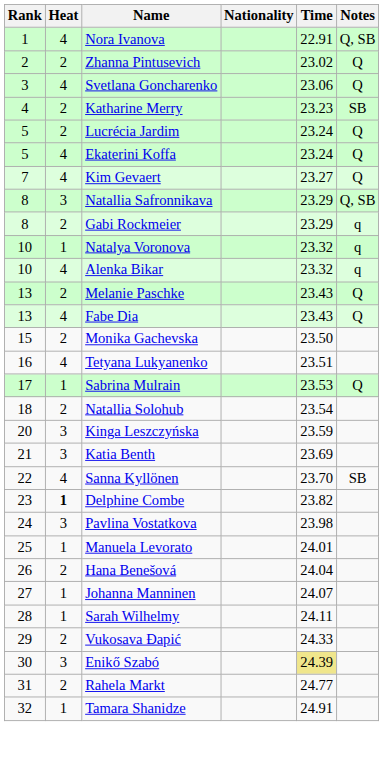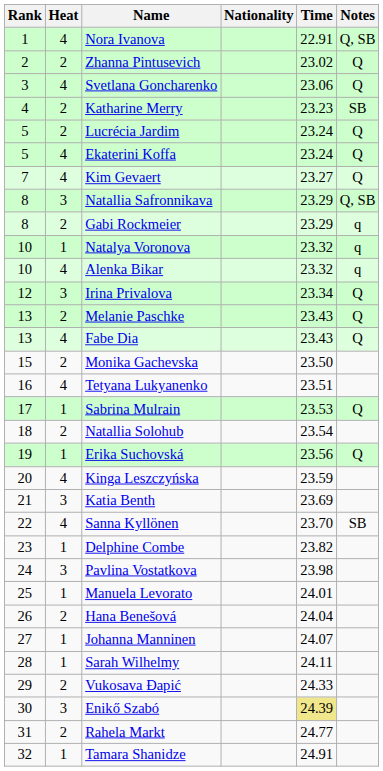+ row: (129, 293)
+ row: (134, 454)
(63, 431) 3 -> (63, 477) 4
(63, 500) bold -> (63, 547) normal
